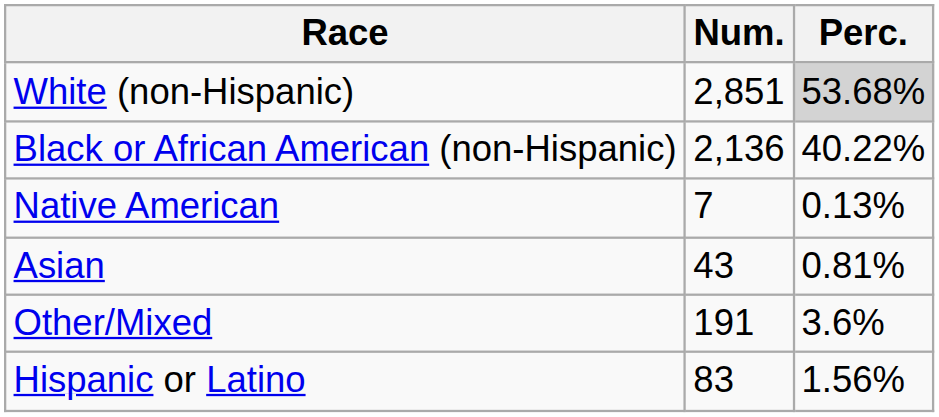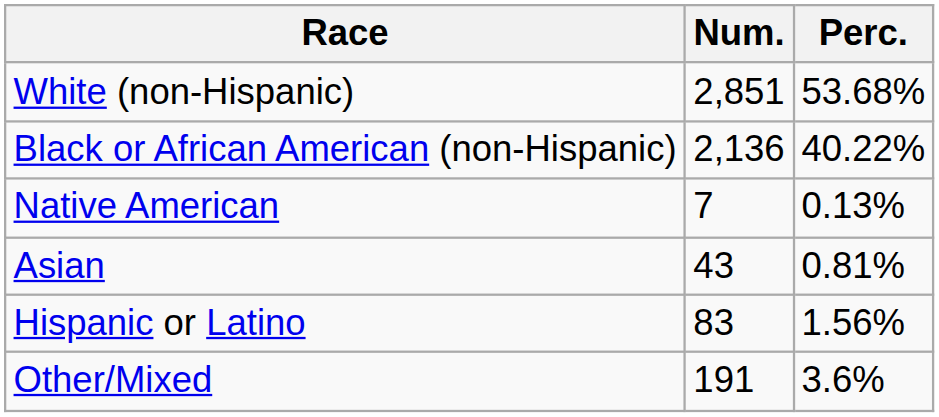(863, 91) lightgrey background -> (863, 91) no background
rows swapped: (113, 322) <-> (160, 380)
